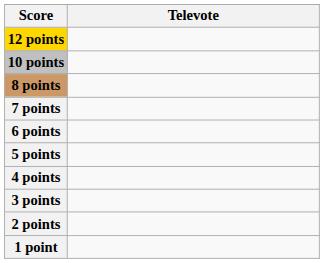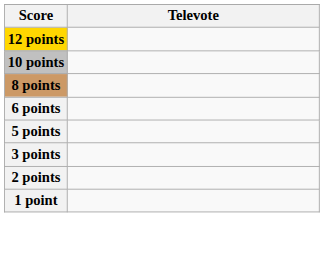- row: (36, 108)
- row: (36, 177)
